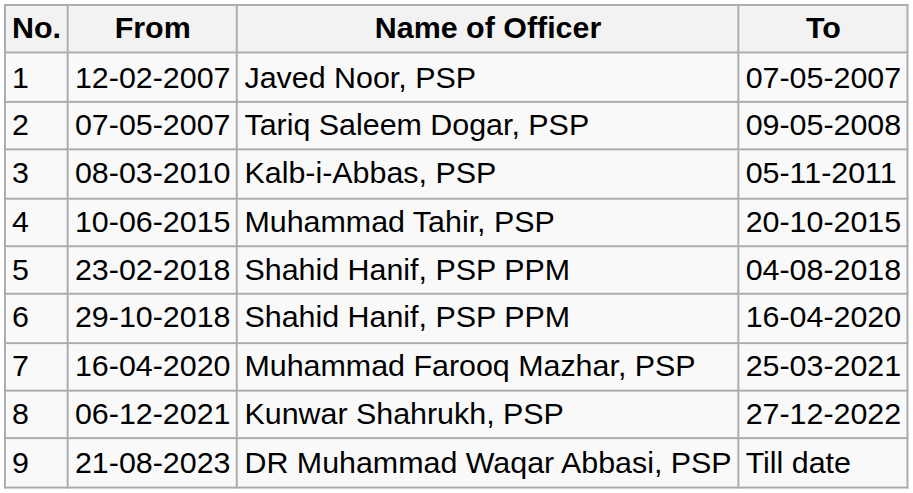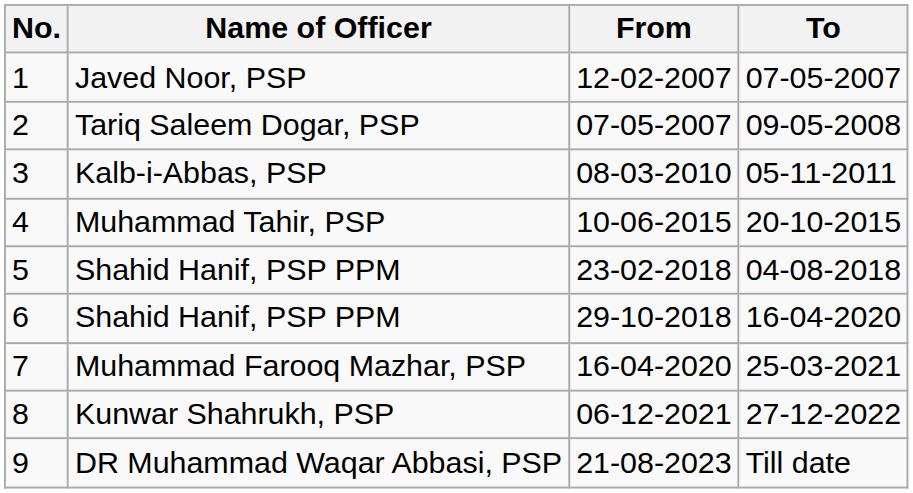columns swapped: (488, 28) <-> (153, 28)
